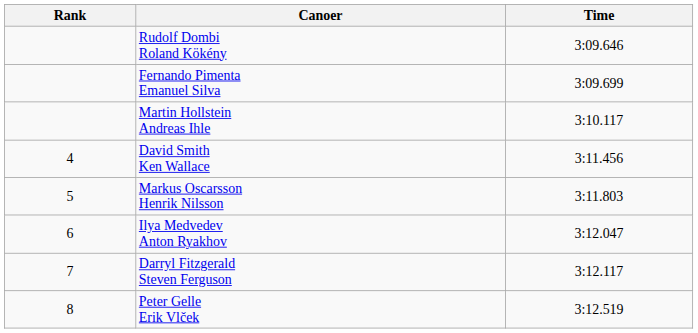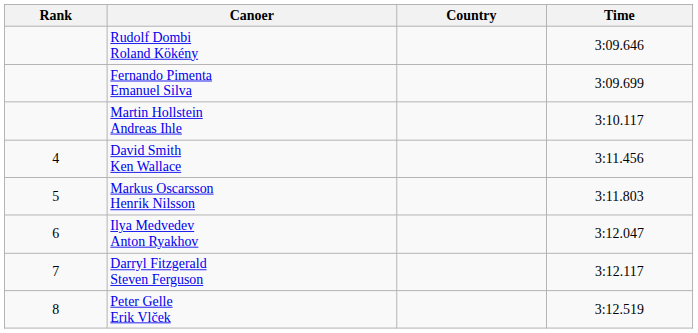+ column: (471, 15)
